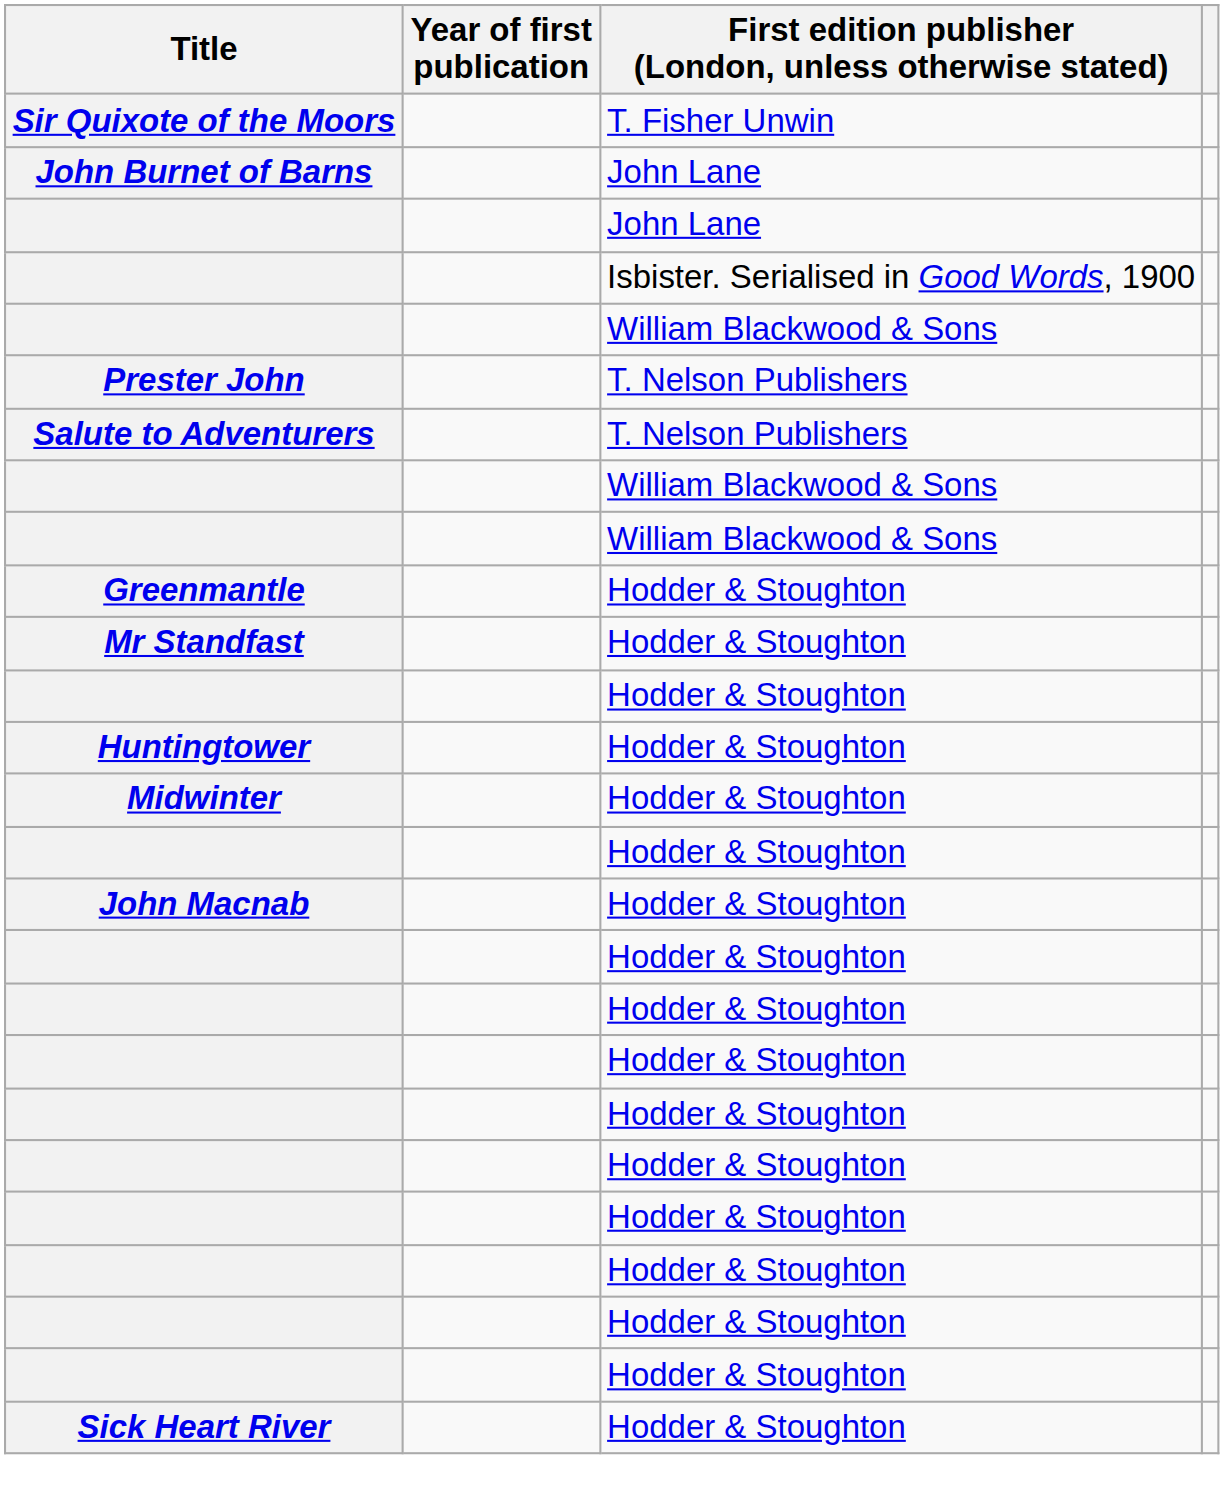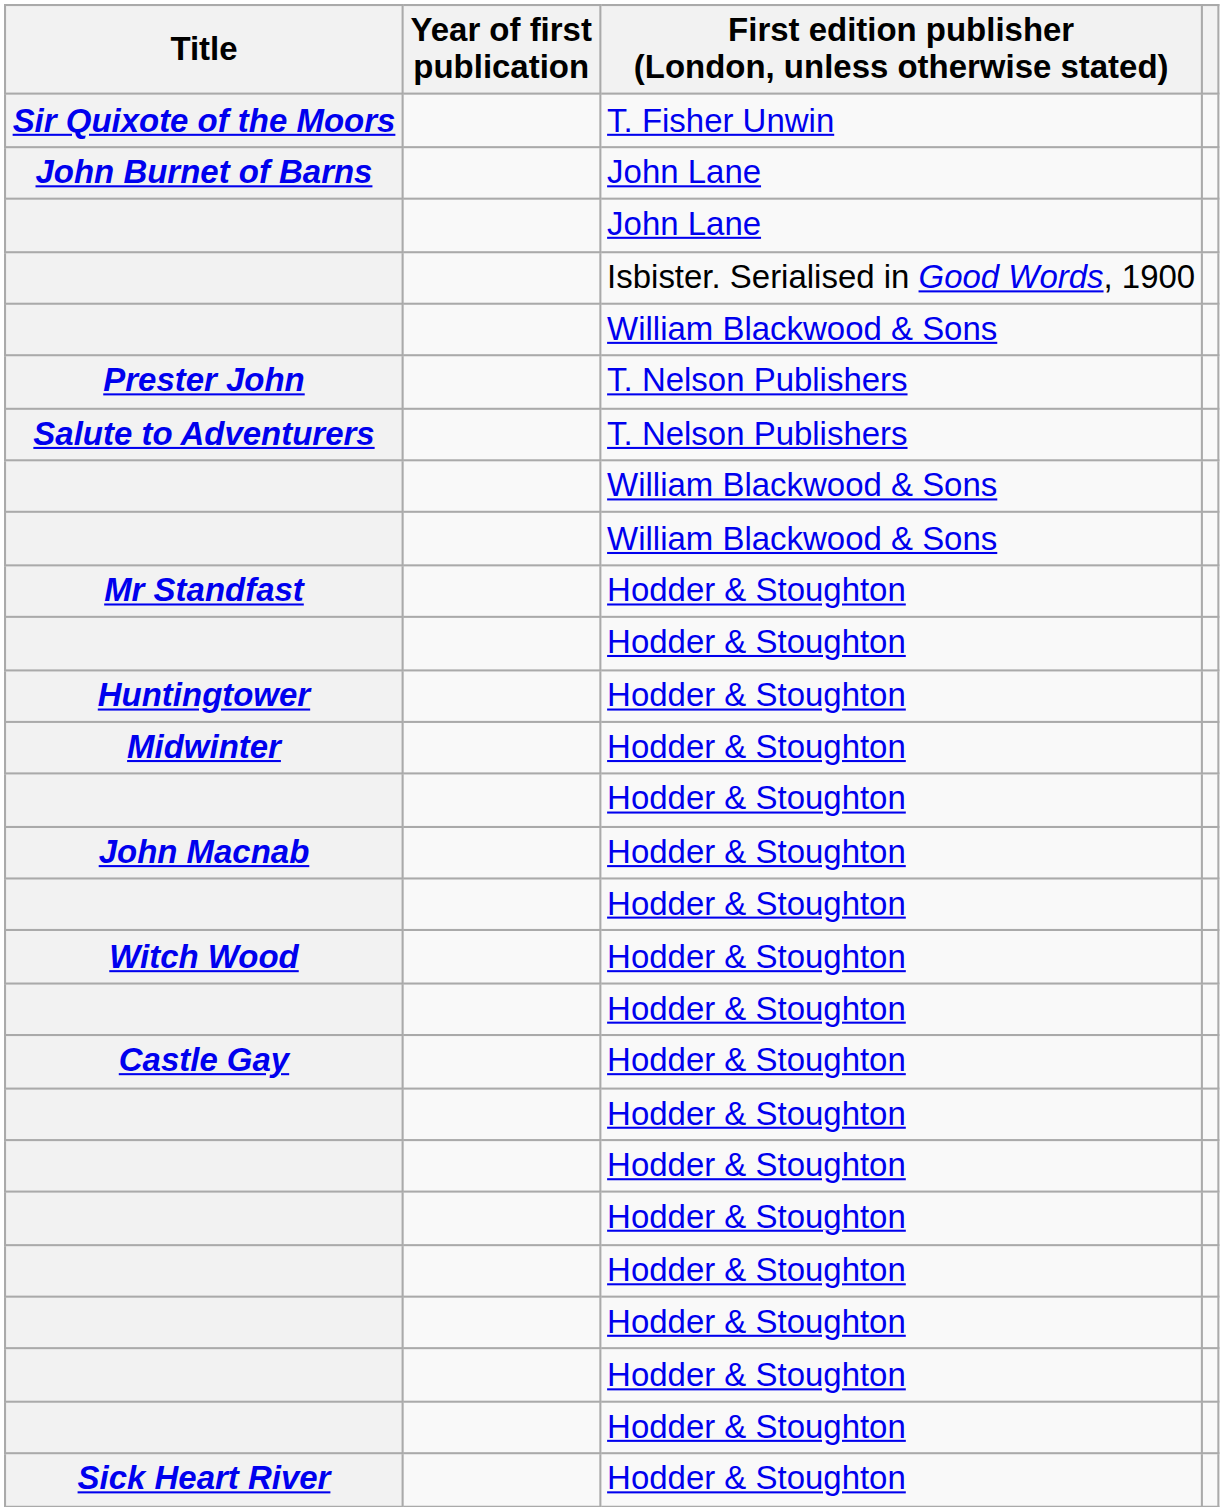- row: (204, 590)
+ row: (204, 956)
+ row: (204, 1060)
